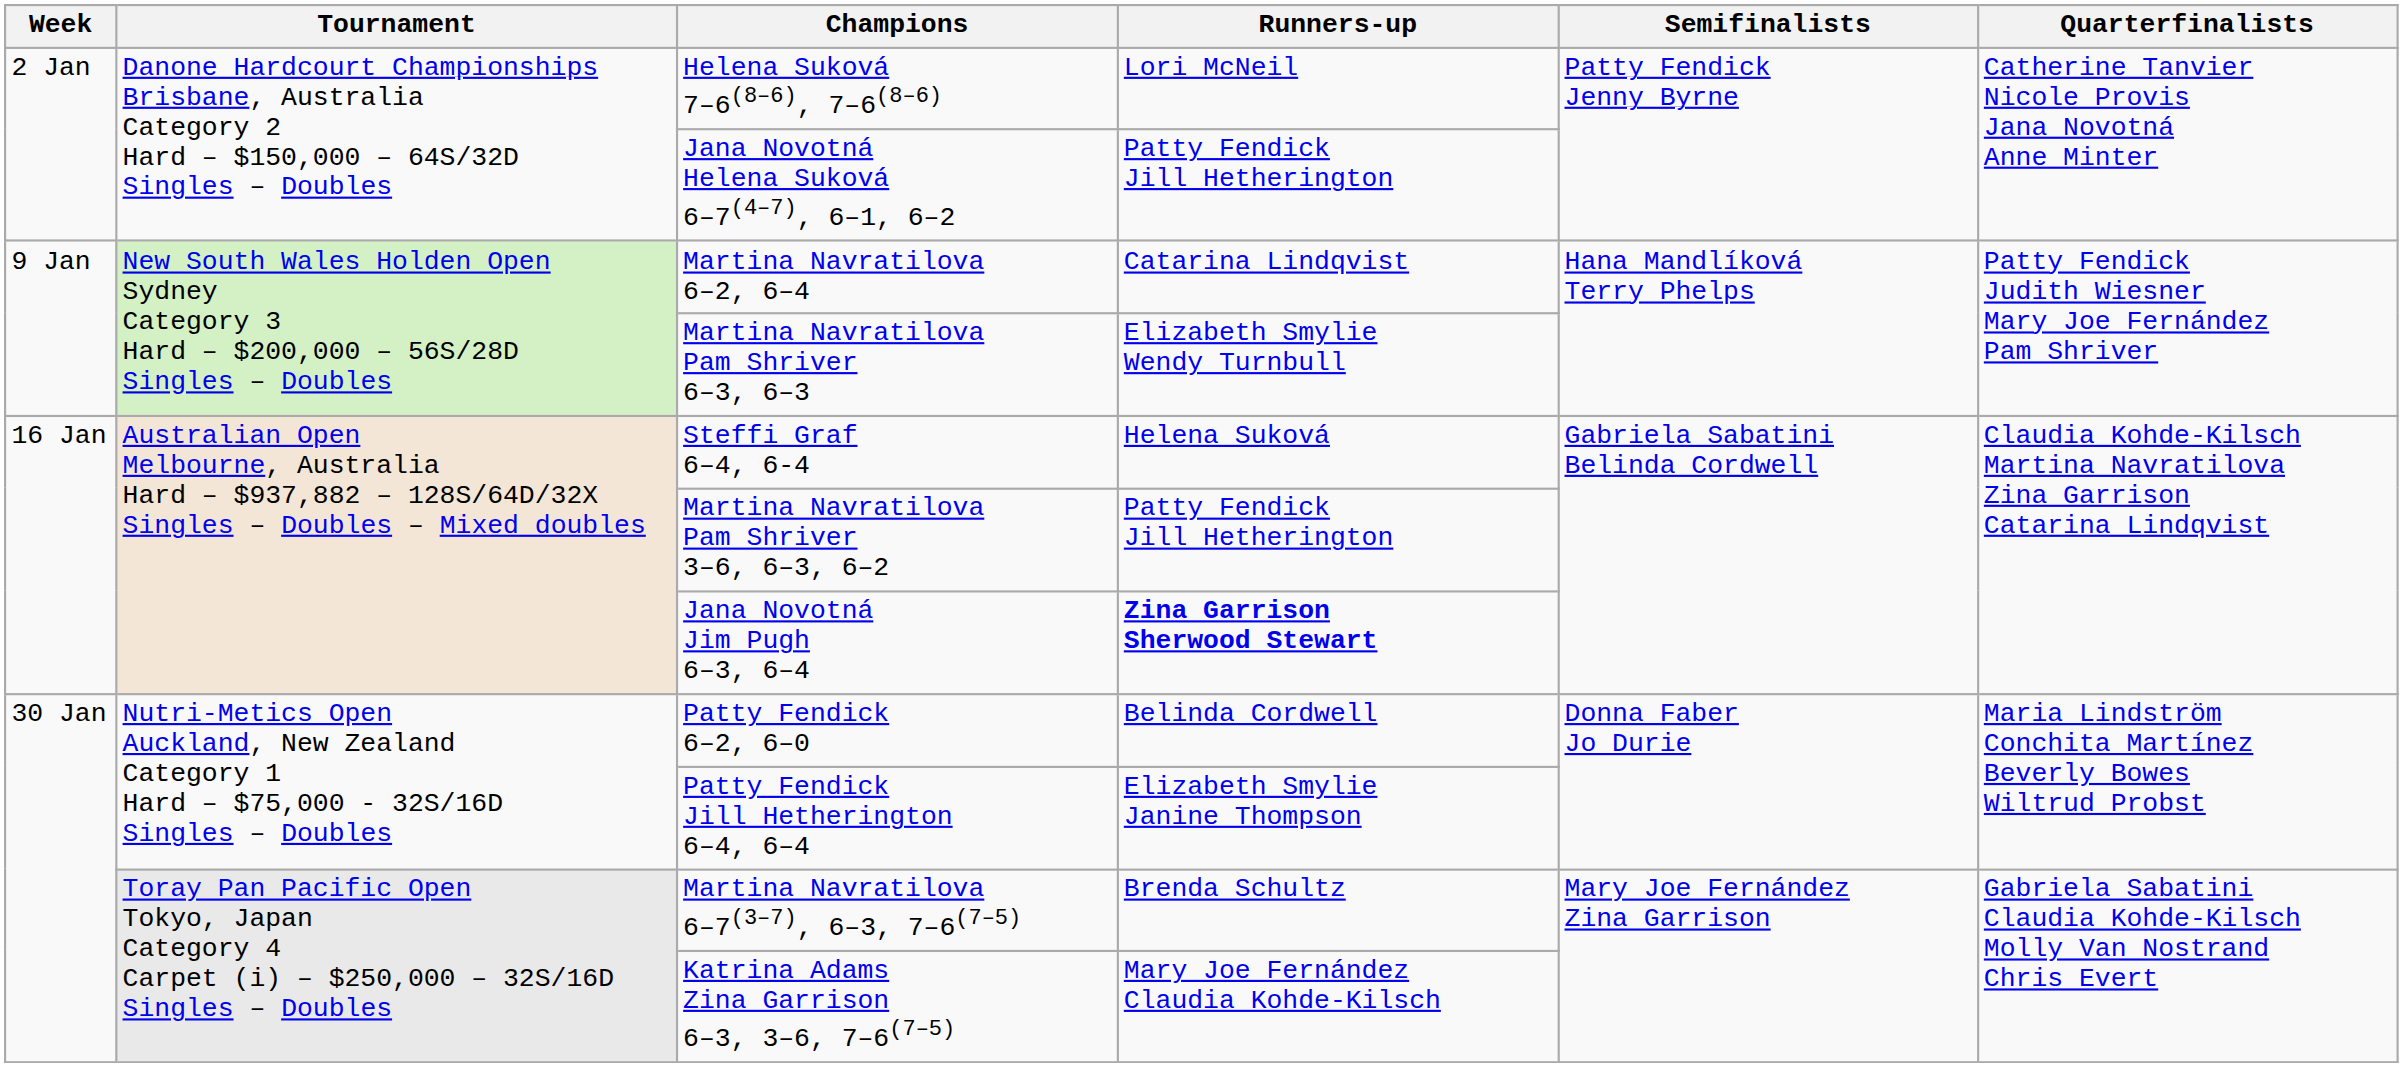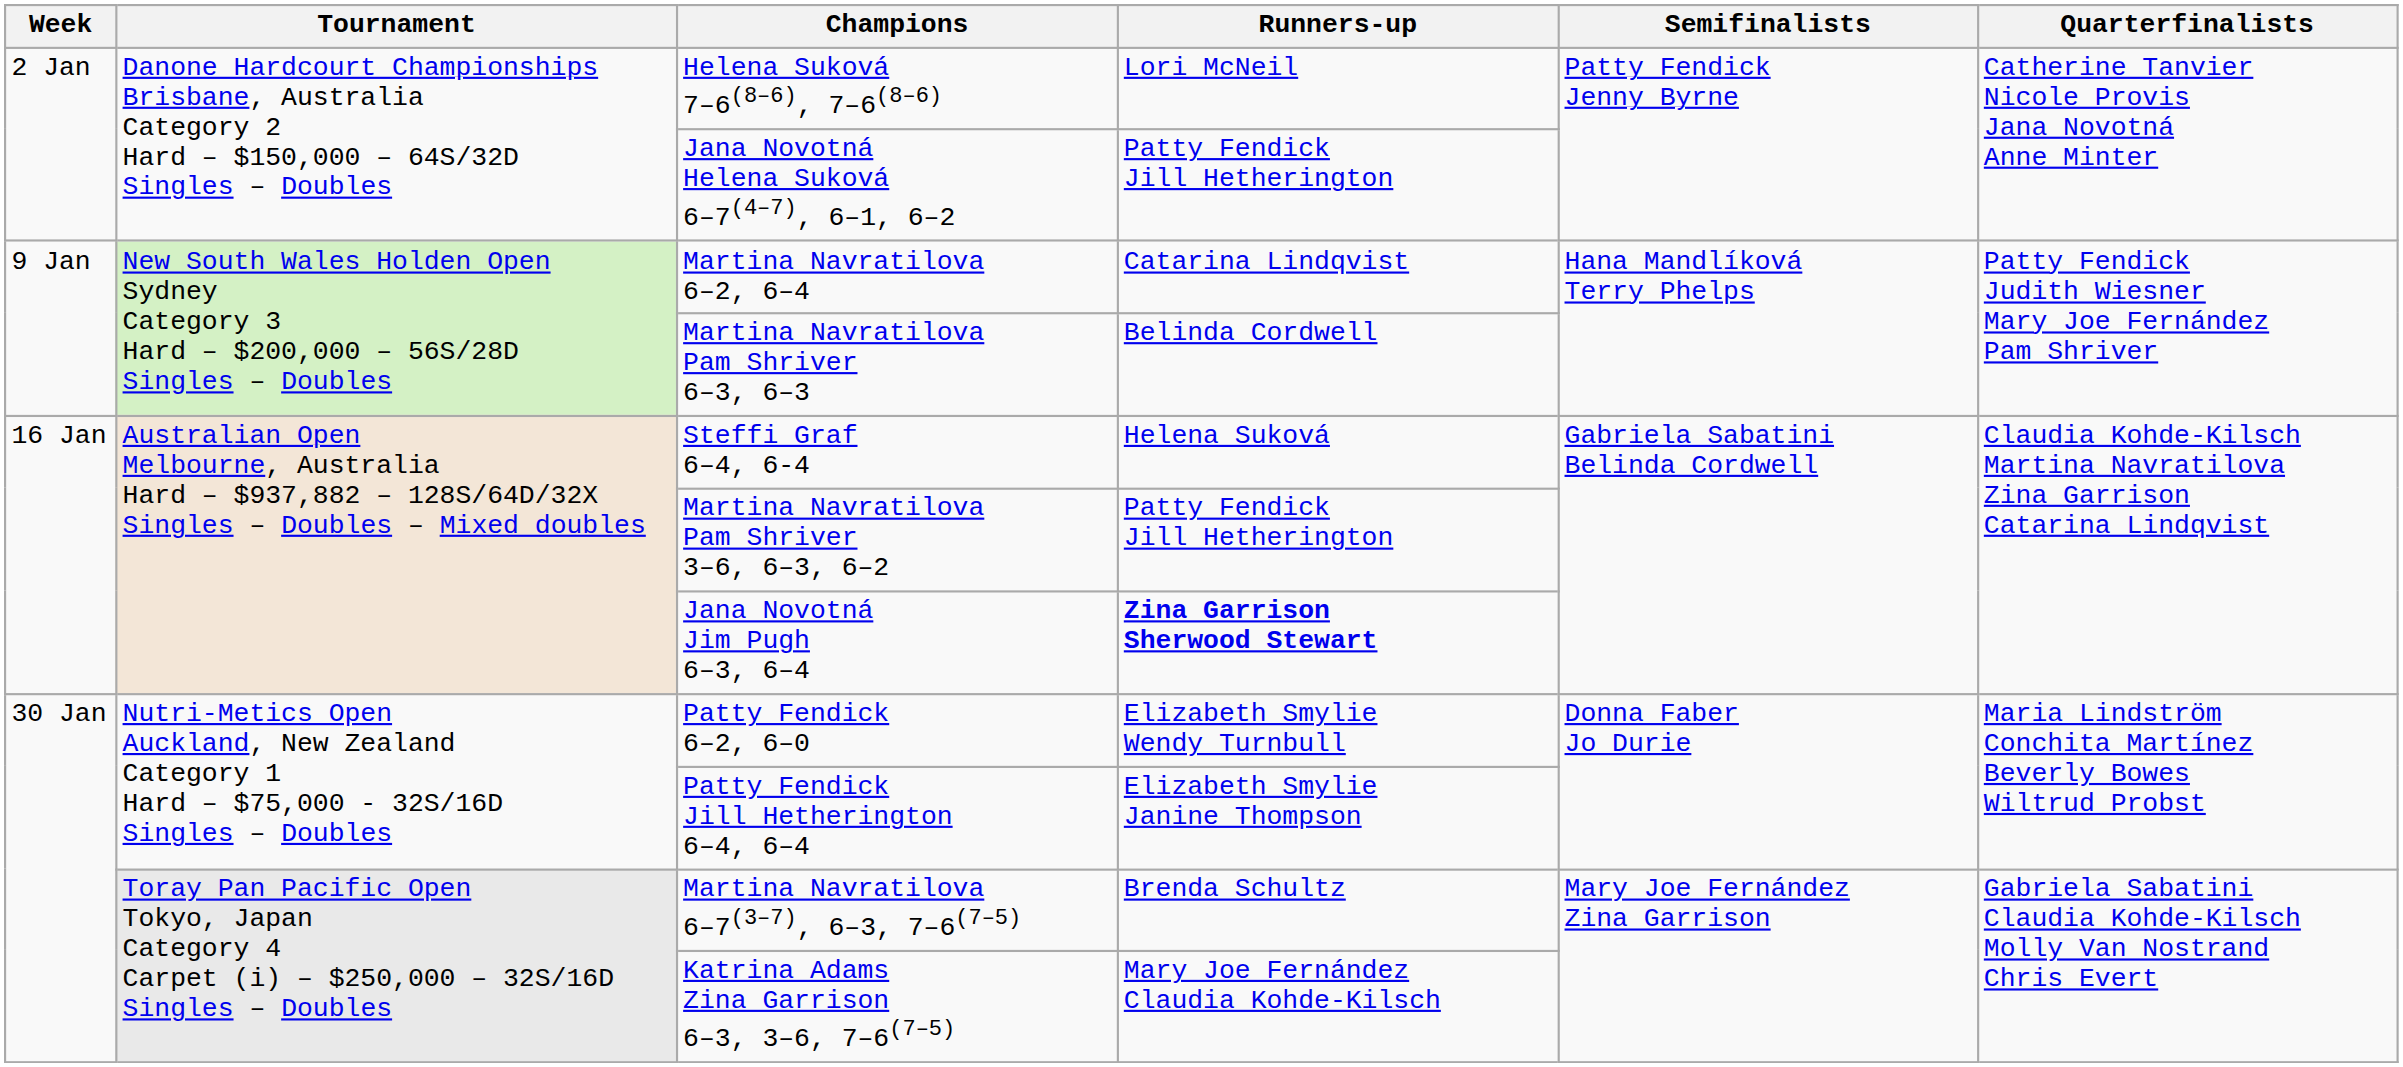(1251, 350) Elizabeth Smylie Wendy Turnbull -> (1251, 335) Belinda Cordwell
(1251, 715) Belinda Cordwell -> (1251, 730) Elizabeth Smylie Wendy Turnbull
